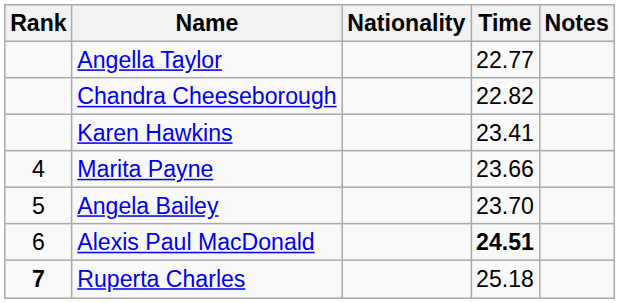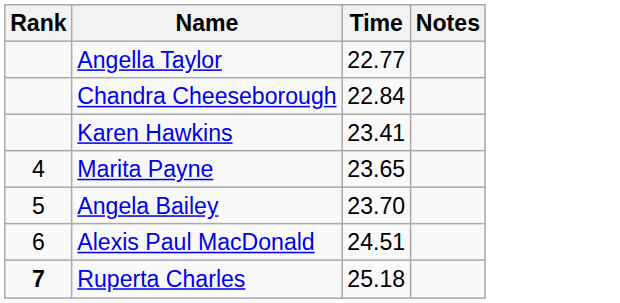- column: (406, 23)
(505, 96) 22.82 -> (376, 96) 22.84
(505, 170) 23.66 -> (376, 170) 23.65
(505, 243) bold -> (376, 243) normal
